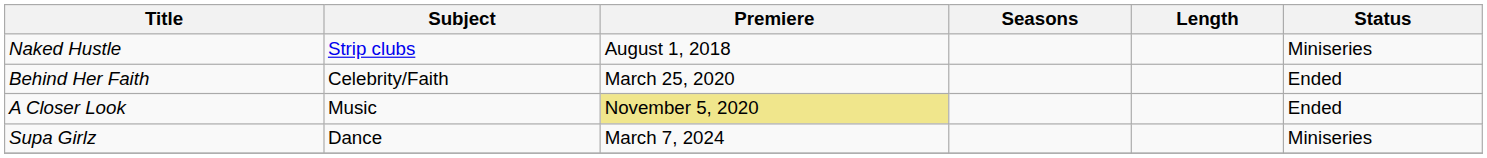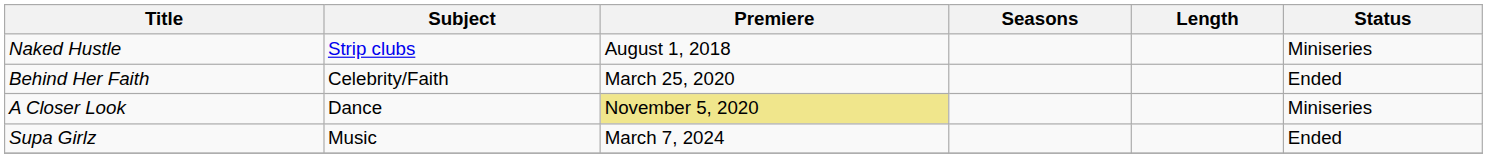(352, 108) Music -> (355, 108) Dance
(1315, 108) Ended -> (1330, 108) Miniseries
(355, 138) Dance -> (352, 138) Music
(1330, 138) Miniseries -> (1315, 138) Ended
